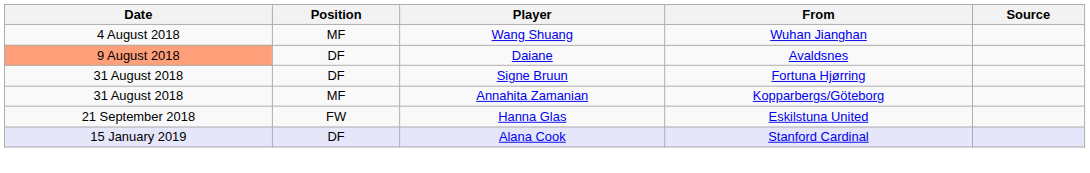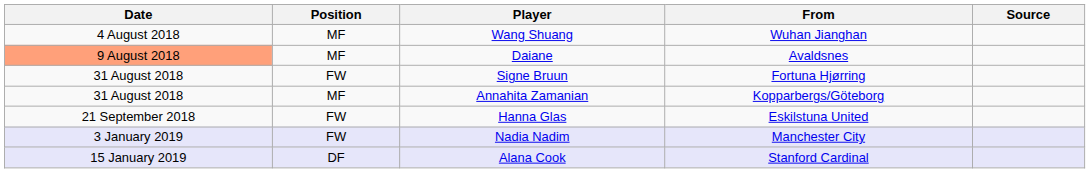(336, 55) DF -> (336, 55) MF
(336, 75) DF -> (336, 75) FW
+ row: (532, 136)
